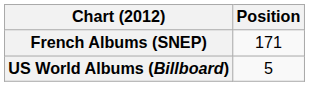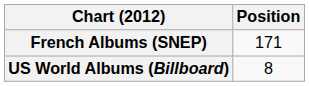(268, 68) 5 -> (268, 68) 8
